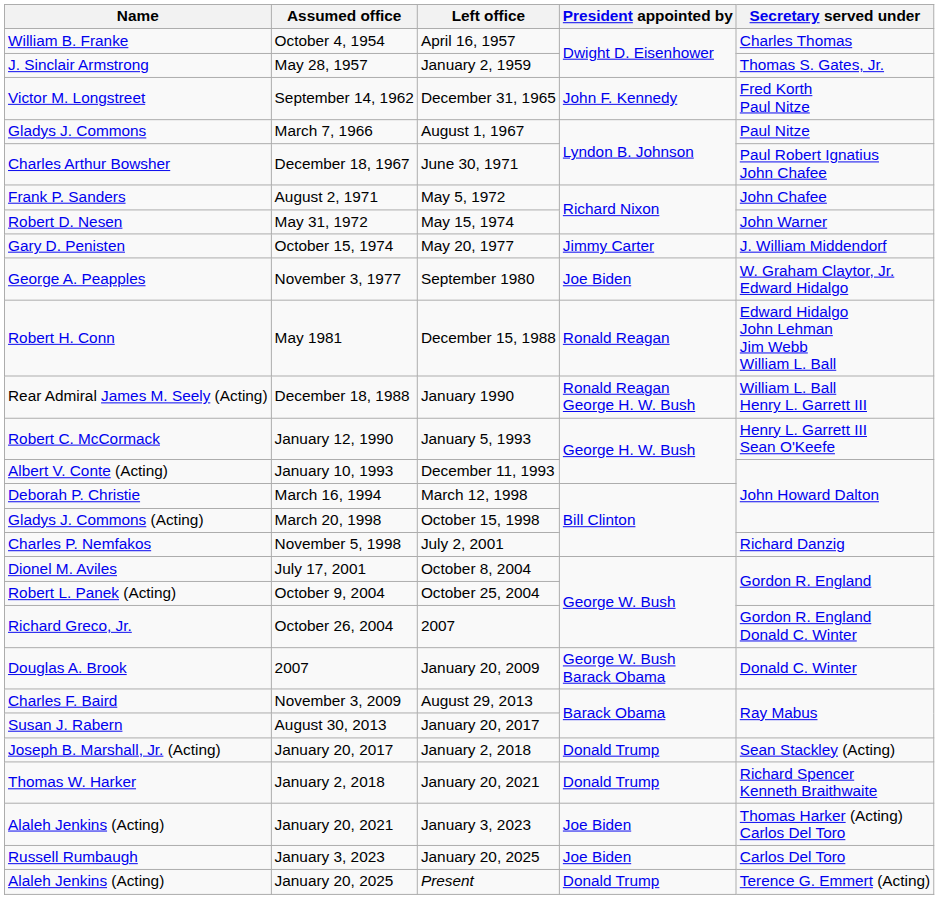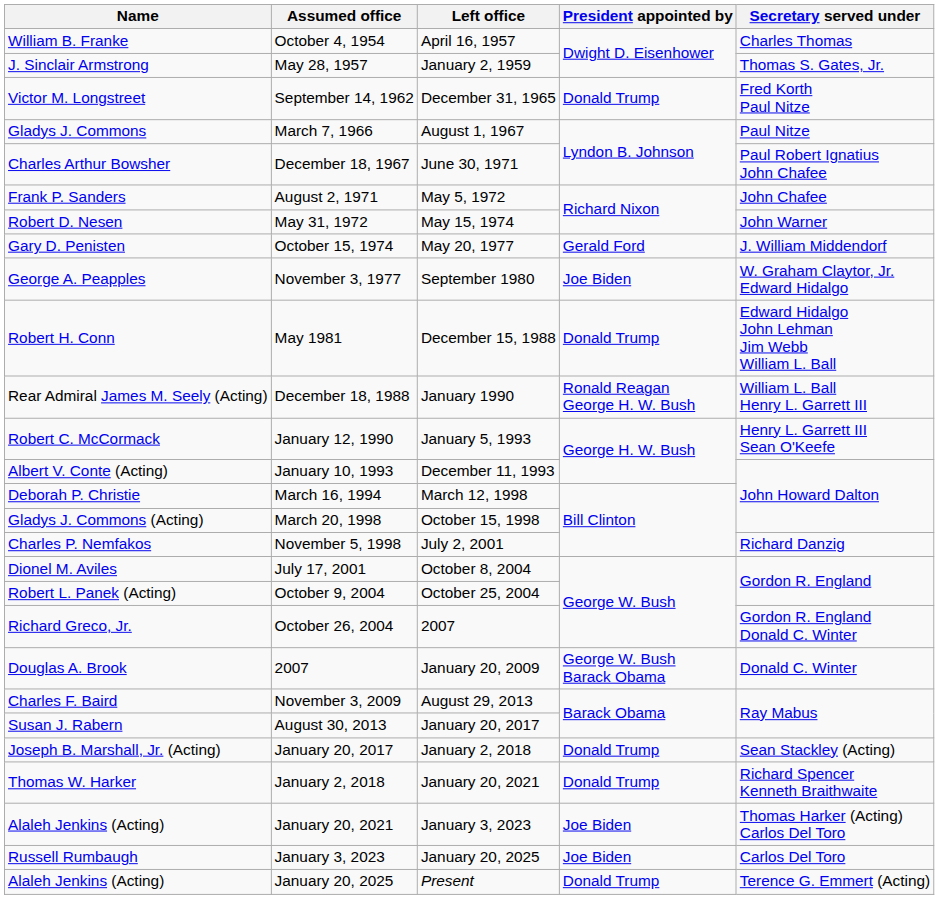(620, 98) John F. Kennedy -> (611, 98) Donald Trump
(609, 246) Jimmy Carter -> (604, 246) Gerald Ford
(616, 338) Ronald Reagan -> (611, 338) Donald Trump
